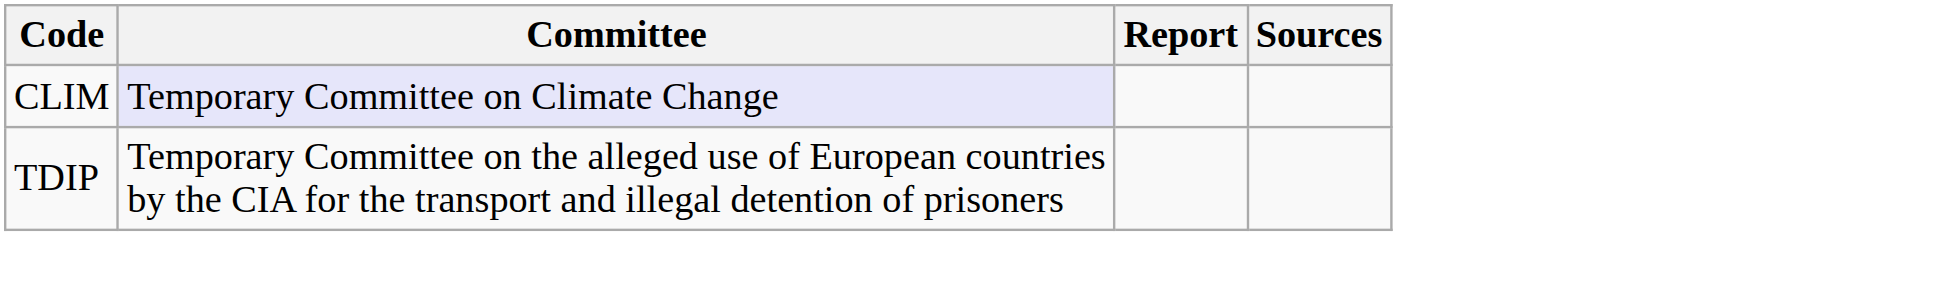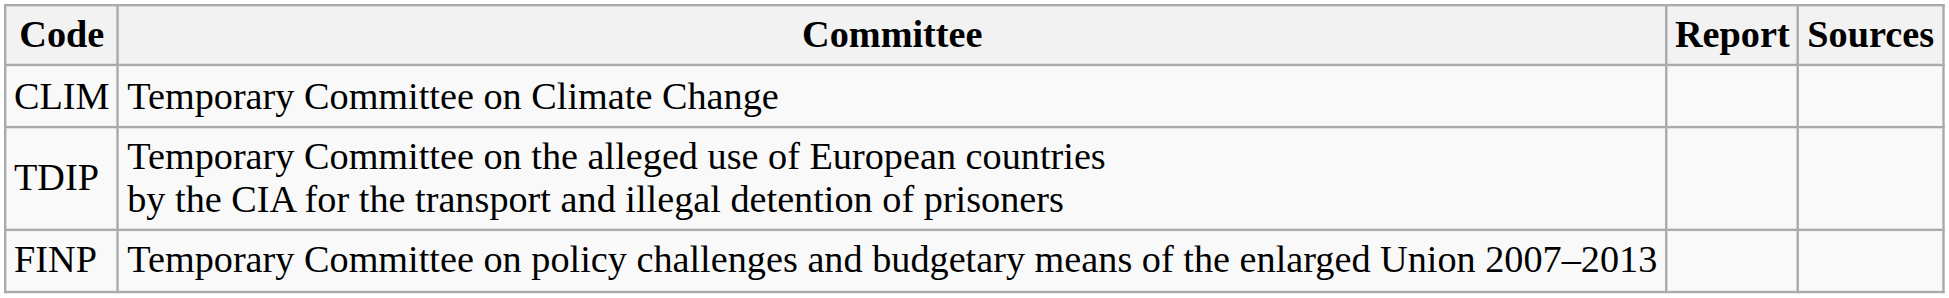(453, 95) lavender background -> (453, 95) no background
+ row: (55, 259)
